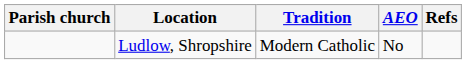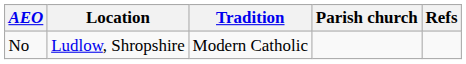columns swapped: (59, 17) <-> (400, 17)
